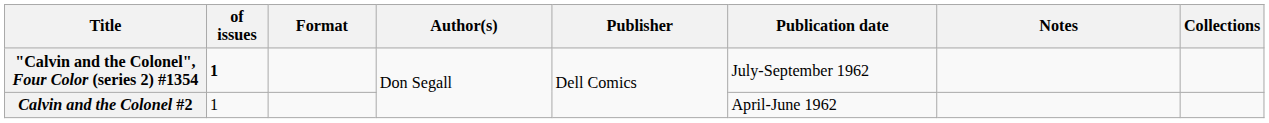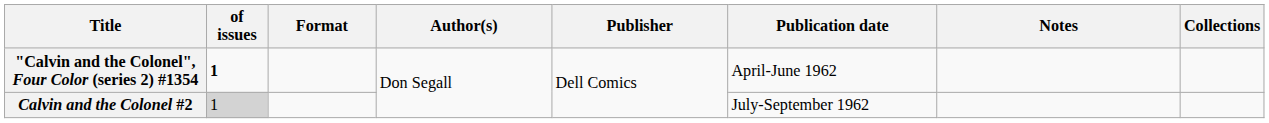(800, 70) July-September 1962 -> (784, 70) April-June 1962
(214, 104) no background -> (214, 104) lightgrey background
(784, 104) April-June 1962 -> (800, 104) July-September 1962
